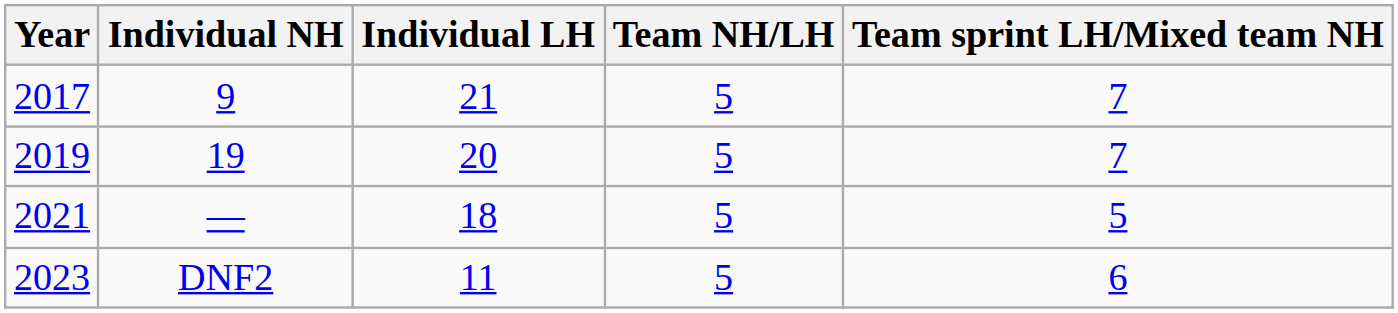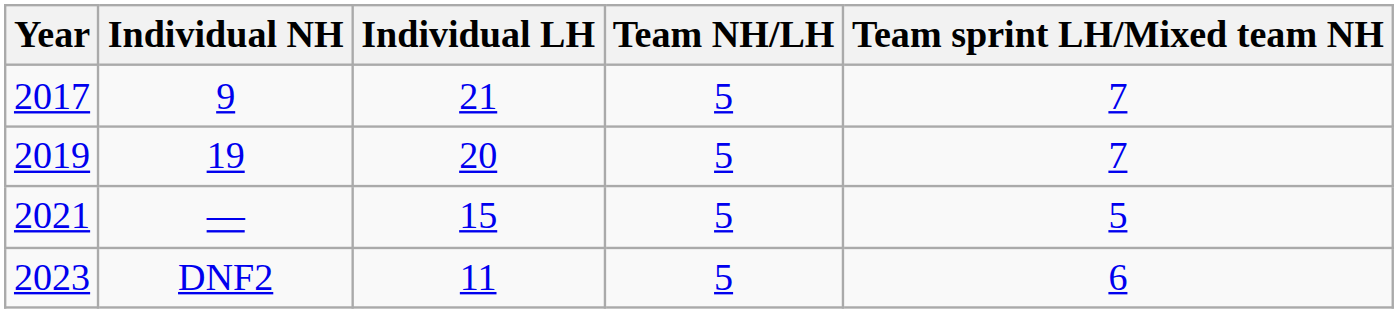(478, 215) 18 -> (478, 215) 15
